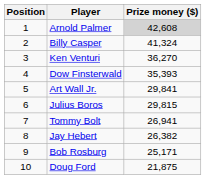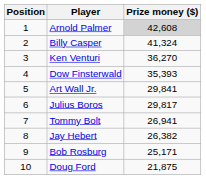(162, 105) 29,815 -> (162, 105) 29,817
